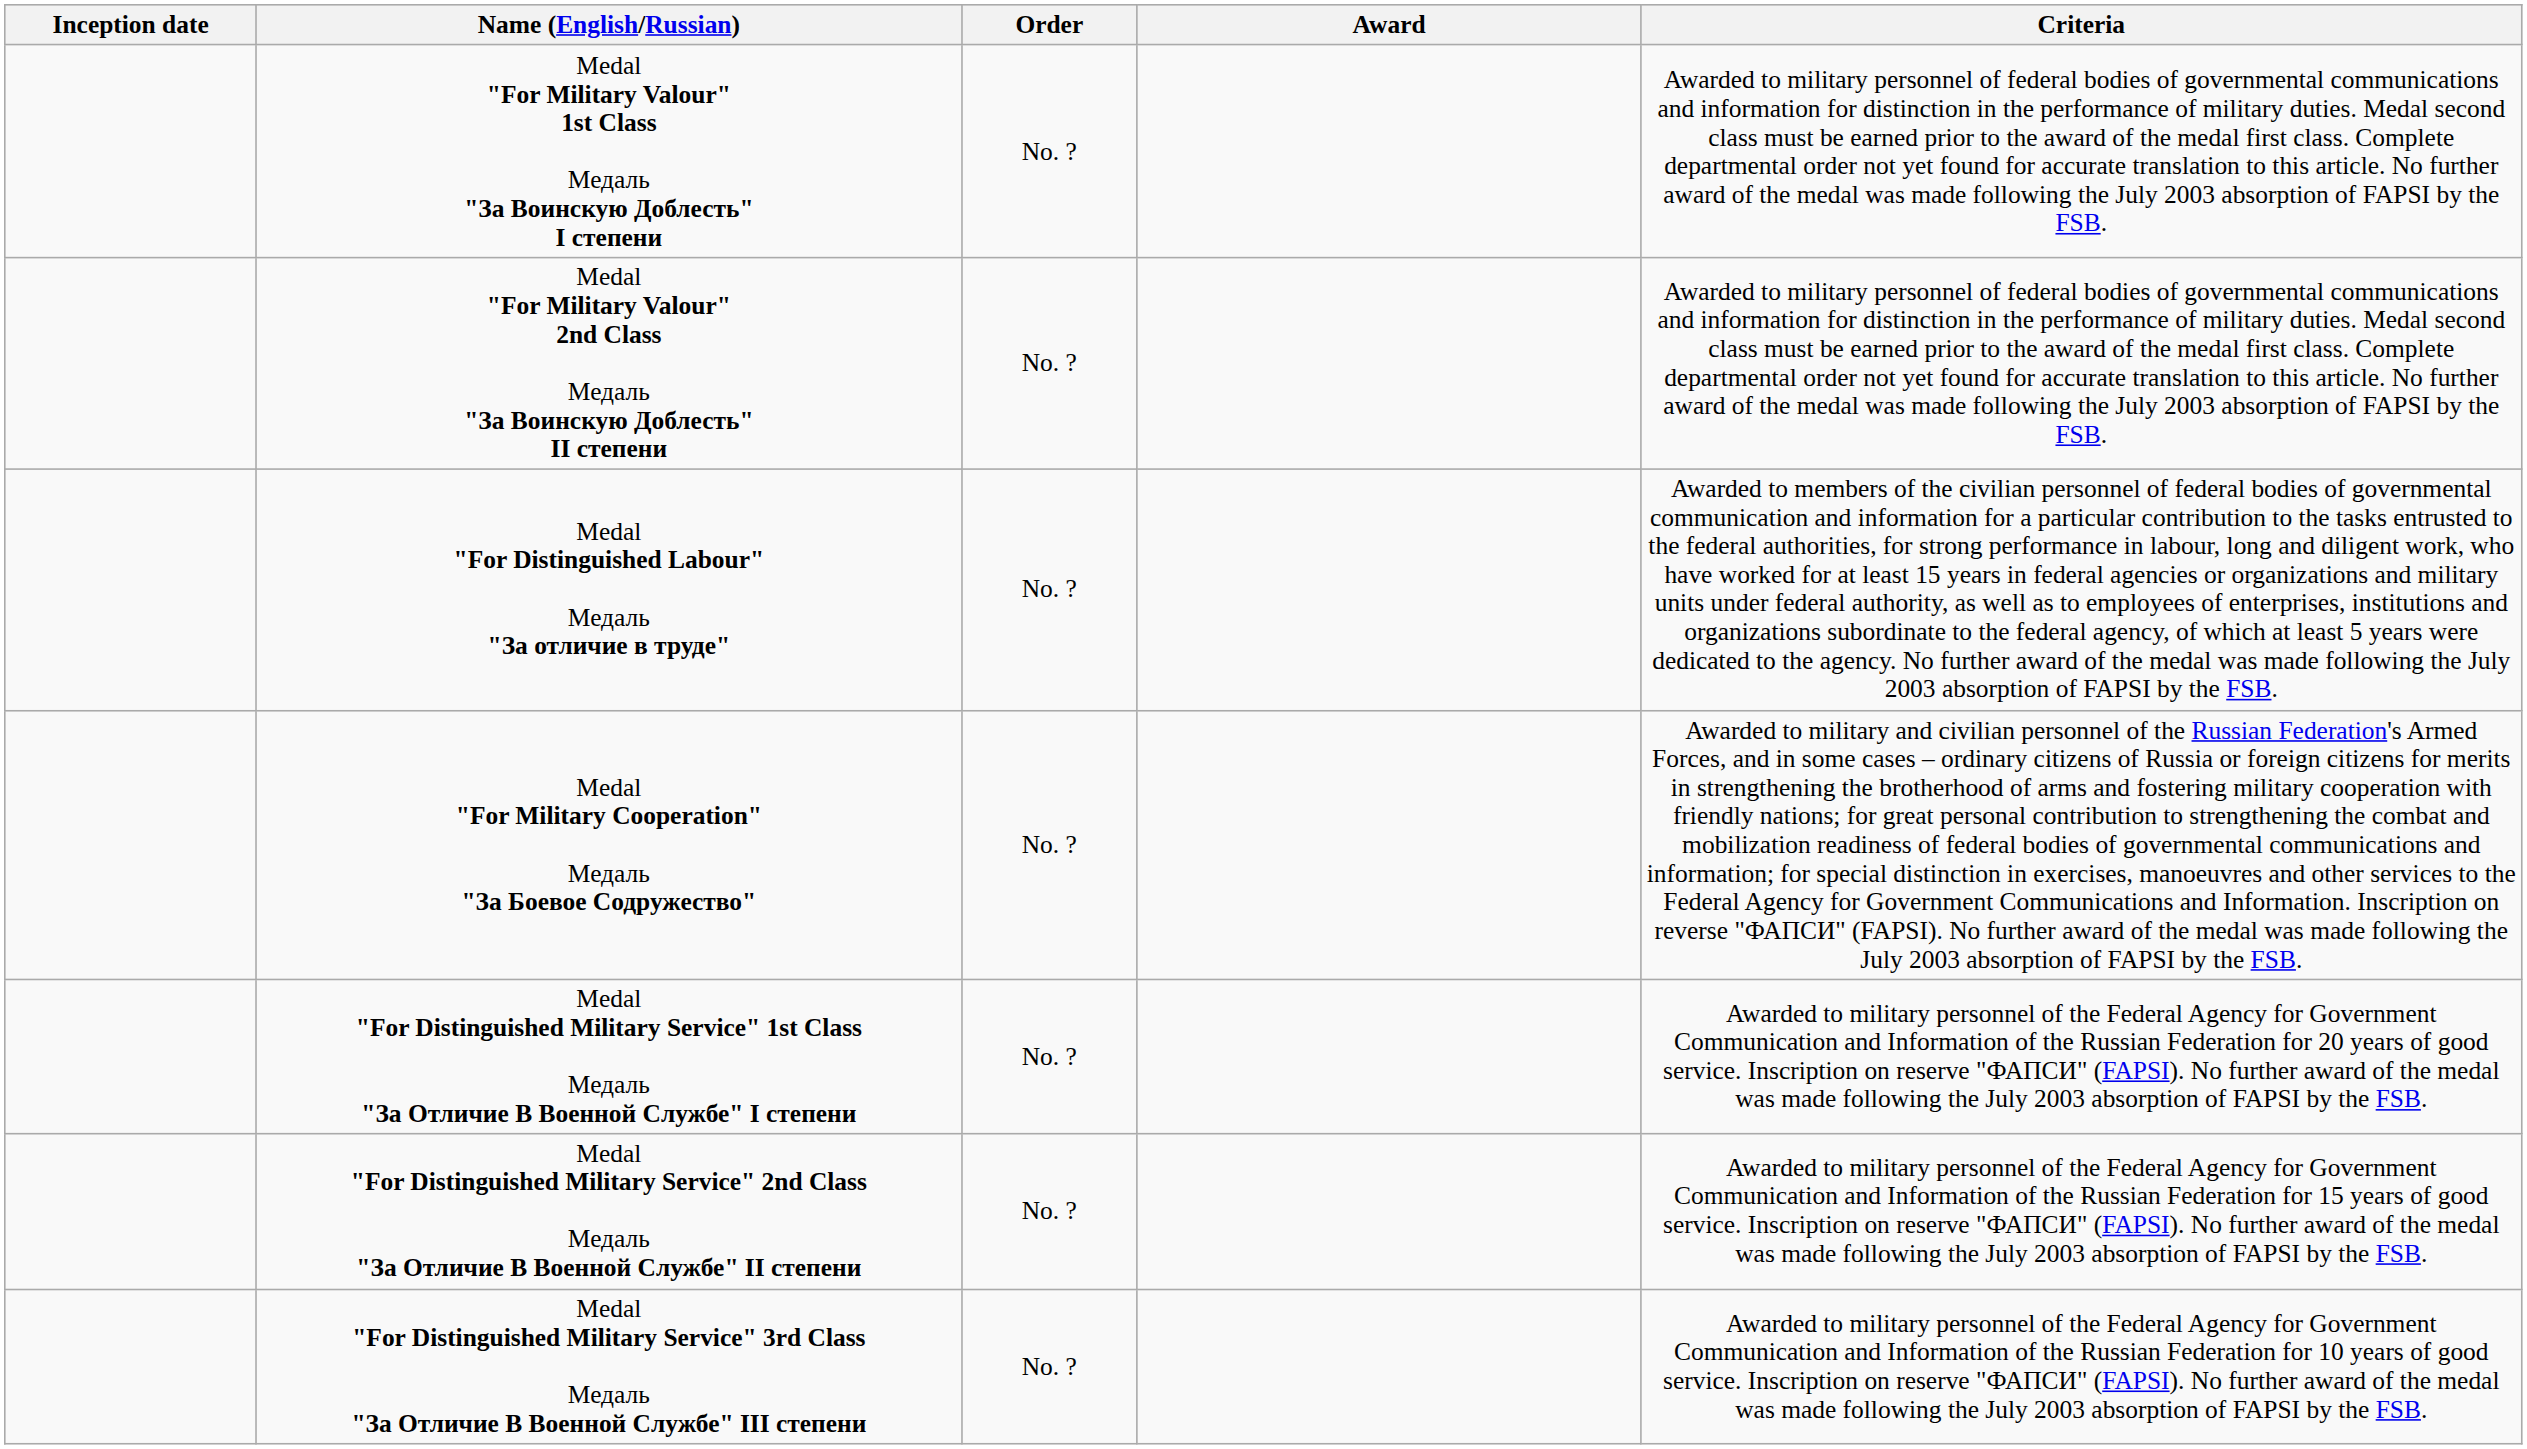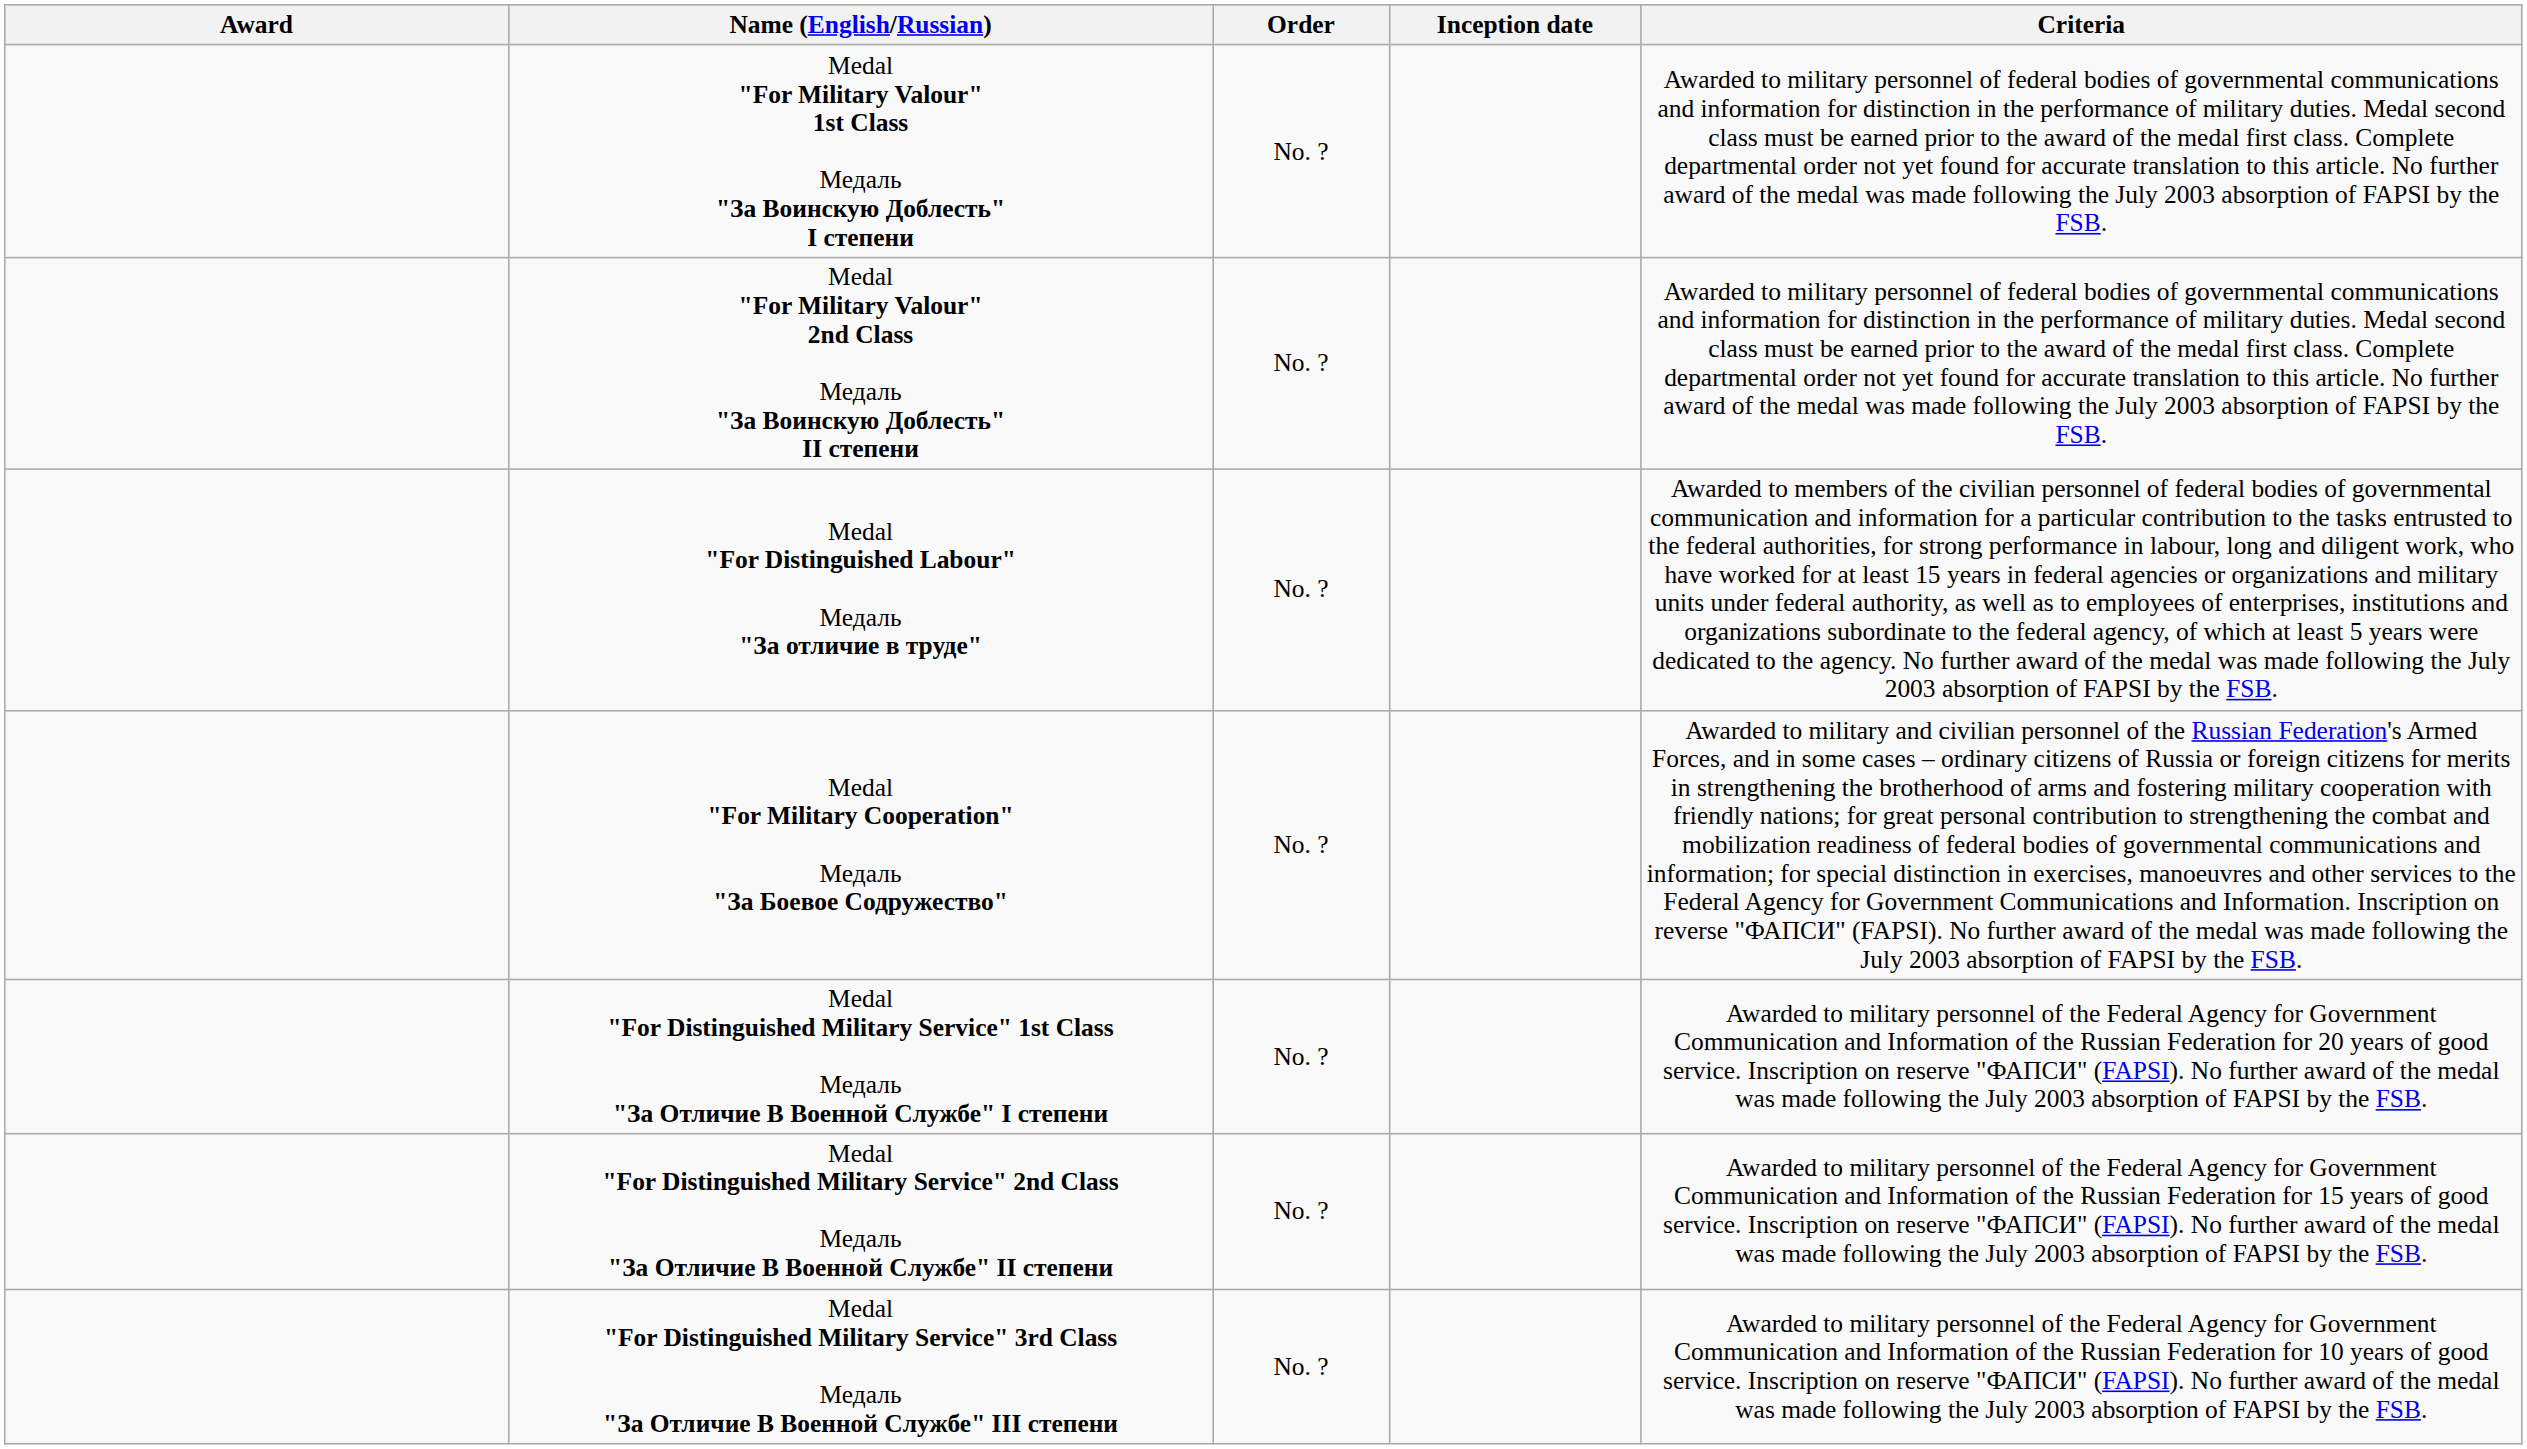columns swapped: (1389, 24) <-> (131, 24)
